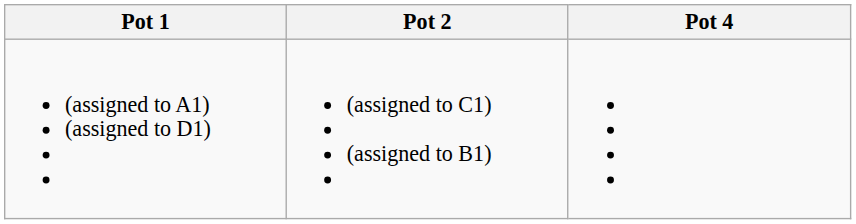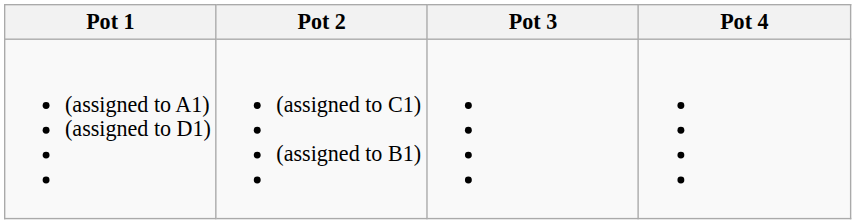+ column: (533, 22)
